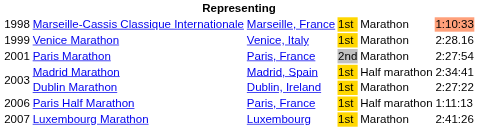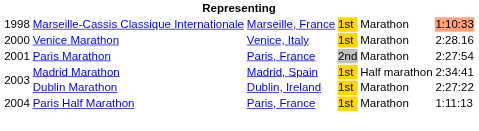(17, 40) 1999 -> (17, 40) 2000
(17, 103) 2006 -> (17, 103) 2004
(396, 103) Half marathon -> (385, 103) Marathon
- row: (91, 119)
